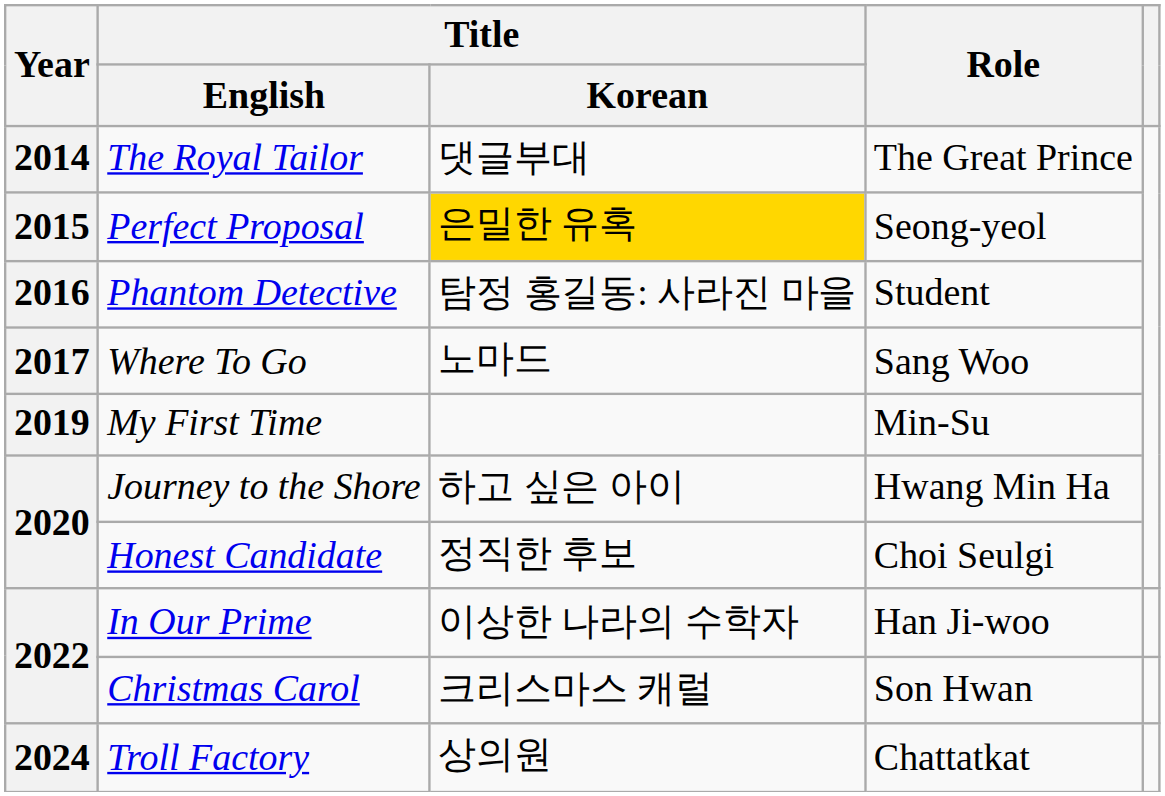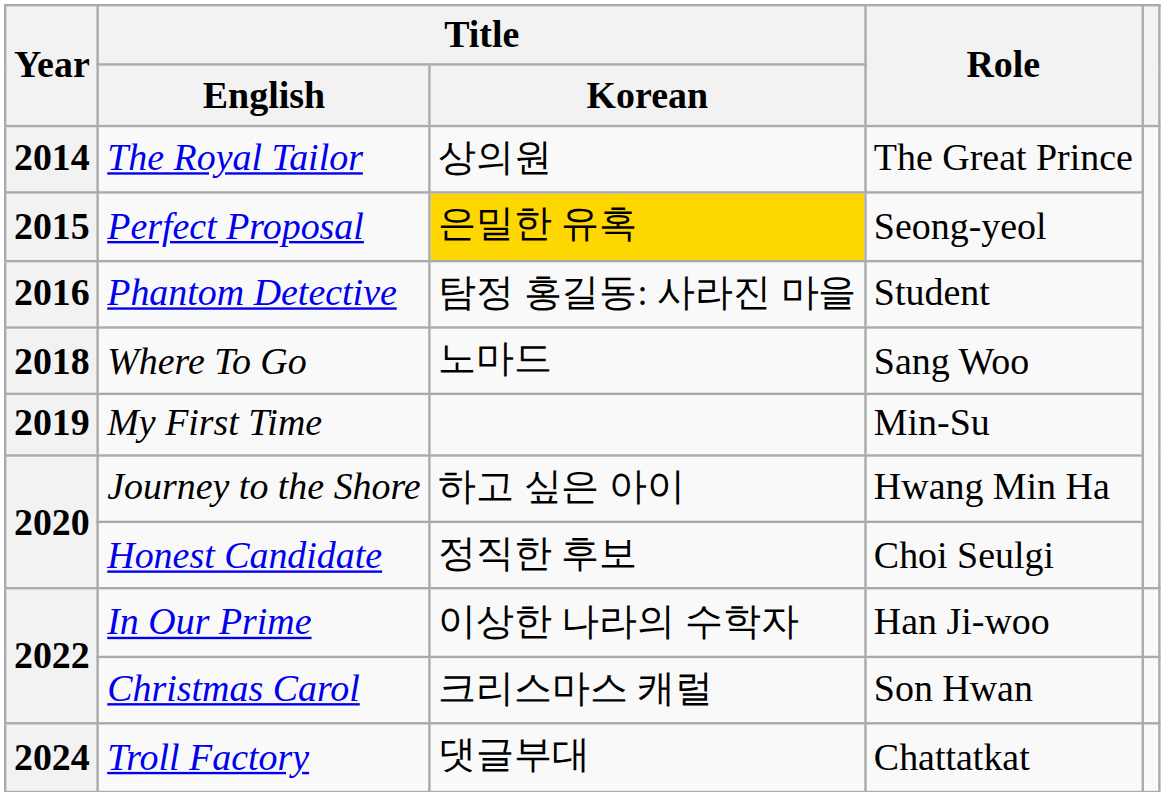(514, 157) 댓글부대 -> (495, 157) 상의원
(52, 360) 2017 -> (52, 360) 2018
(495, 755) 상의원 -> (514, 755) 댓글부대
